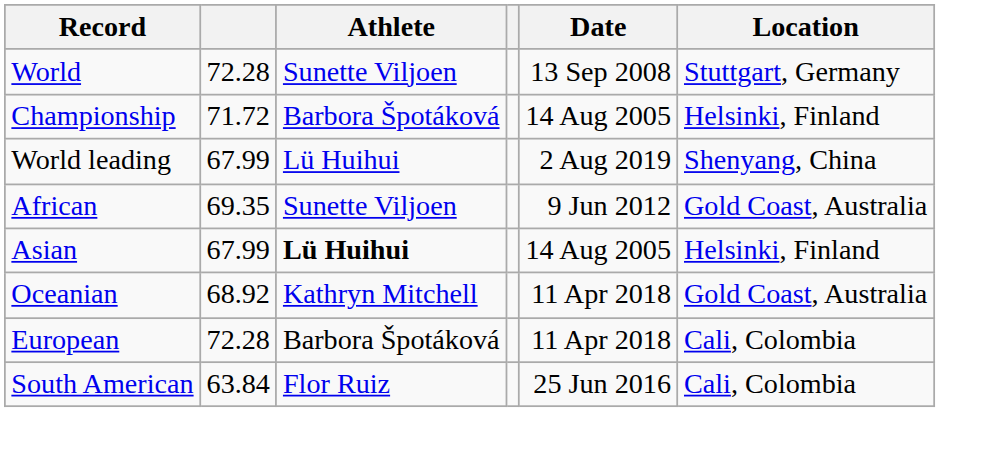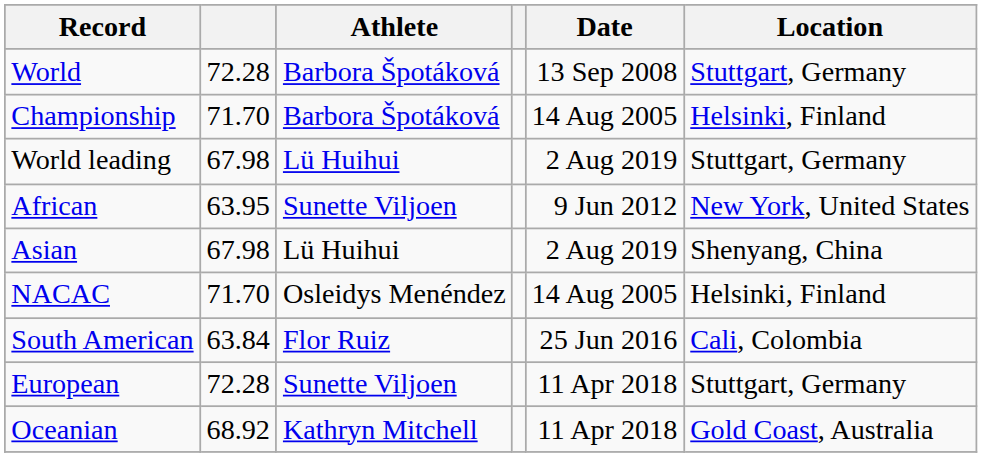(370, 71) Sunette Viljoen -> (391, 71) Barbora Špotáková
(238, 116) 71.72 -> (238, 116) 71.70
(238, 160) 67.99 -> (238, 160) 67.98
(780, 160) Shenyang, China -> (798, 160) Stuttgart, Germany
(238, 205) 69.35 -> (238, 205) 63.95
(806, 205) Gold Coast, Australia -> (830, 205) New York, United States
(238, 250) 67.99 -> (238, 250) 67.98
(346, 250) bold -> (341, 250) normal
(598, 250) 14 Aug 2005 -> (612, 250) 2 Aug 2019
(782, 250) Helsinki, Finland -> (786, 250) Shenyang, China
+ row: (61, 294)
rows swapped: (102, 384) <-> (65, 294)
(391, 339) Barbora Špotáková -> (370, 384) Sunette Viljoen
(770, 339) Cali, Colombia -> (798, 384) Stuttgart, Germany
